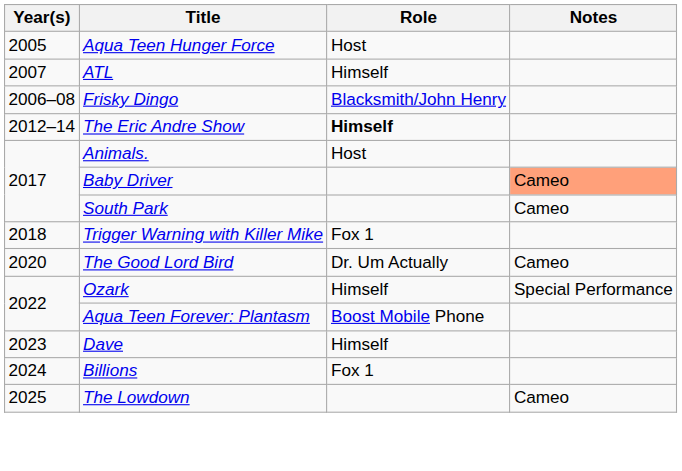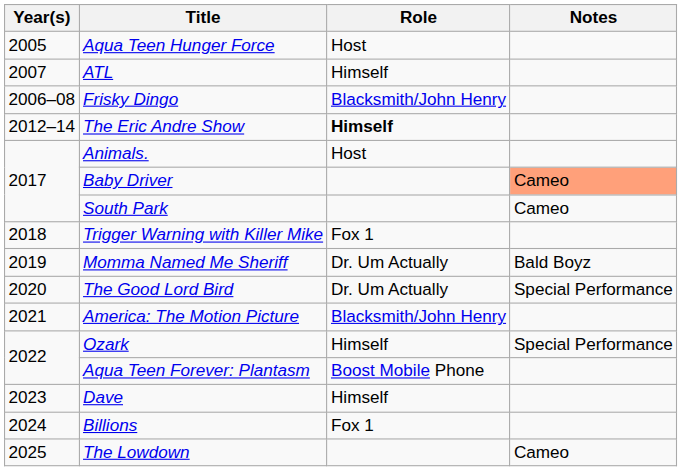+ row: (185, 262)
(542, 262) Cameo -> (593, 289) Special Performance
+ row: (191, 316)
